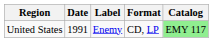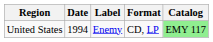(78, 29) 1991 -> (78, 29) 1994
